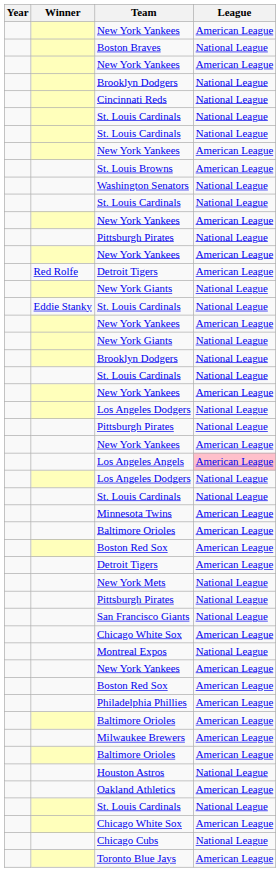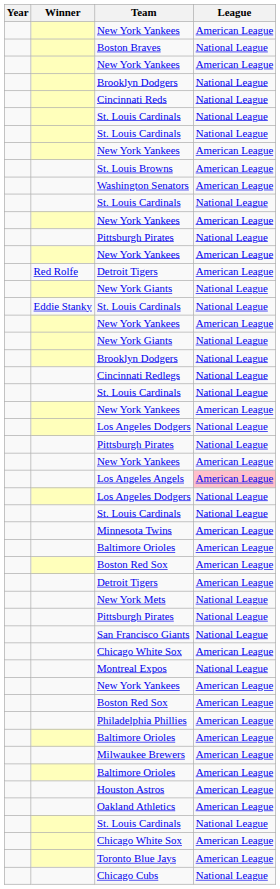(232, 185) National League -> (234, 185) American League
+ row: (63, 375)
(232, 772) National League -> (234, 789) American League
rows swapped: (63, 841) <-> (63, 858)
